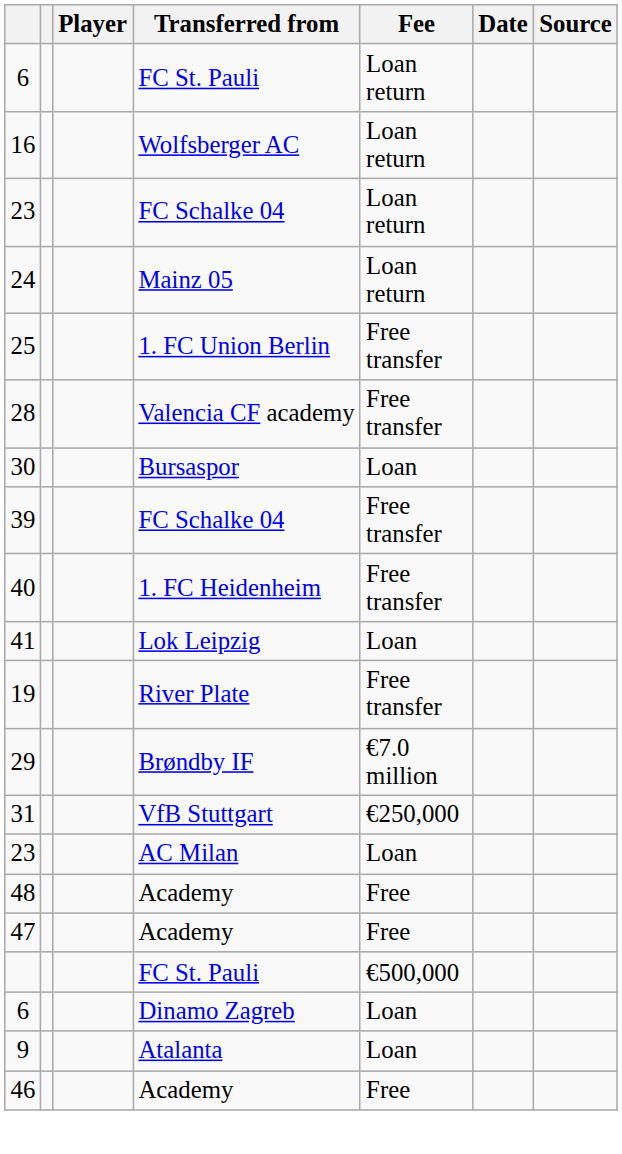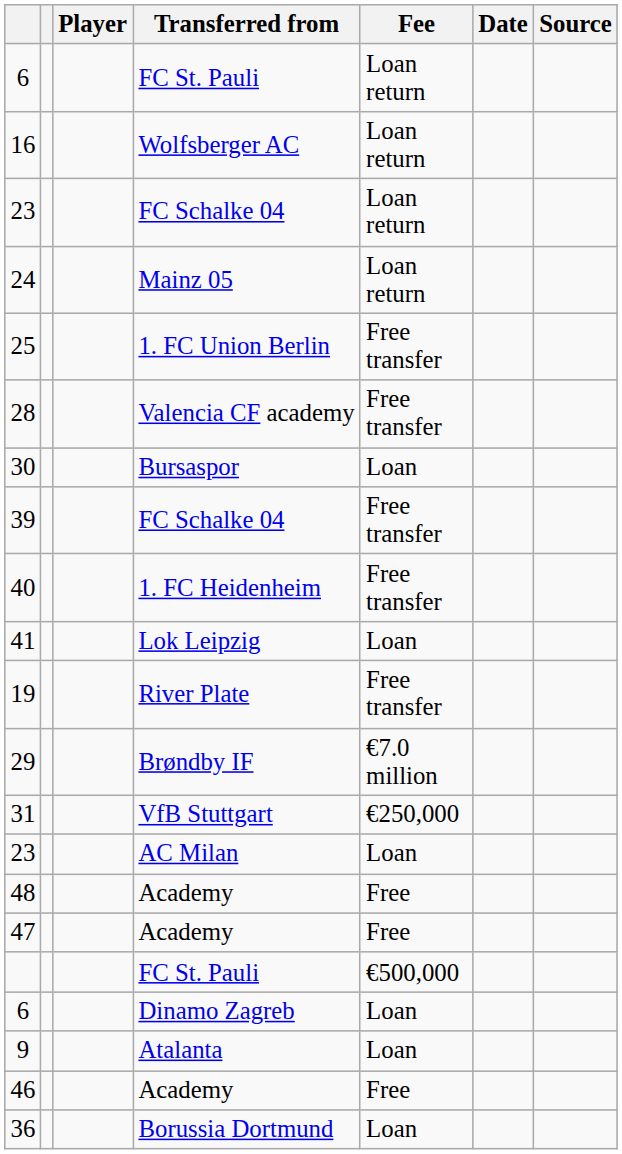+ row: (23, 1129)
